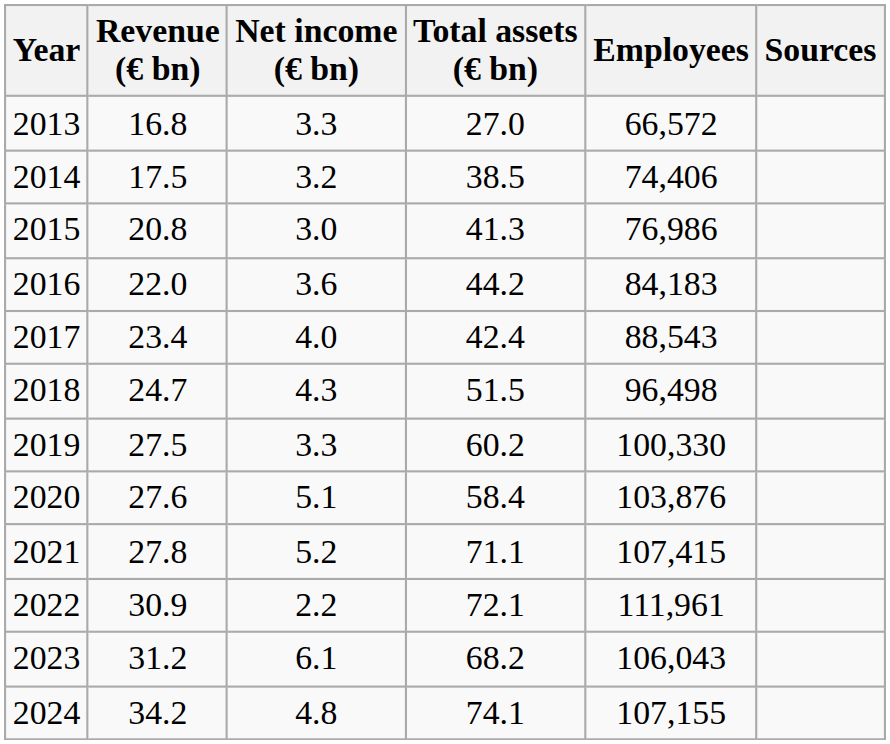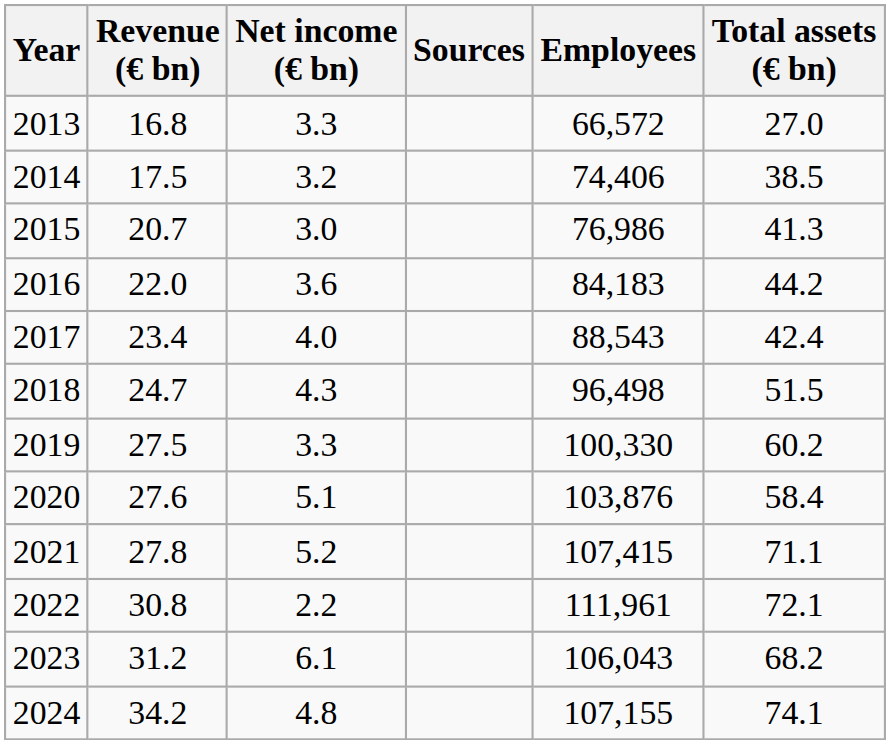columns swapped: (495, 50) <-> (821, 50)
(158, 229) 20.8 -> (158, 229) 20.7
(158, 604) 30.9 -> (158, 604) 30.8
